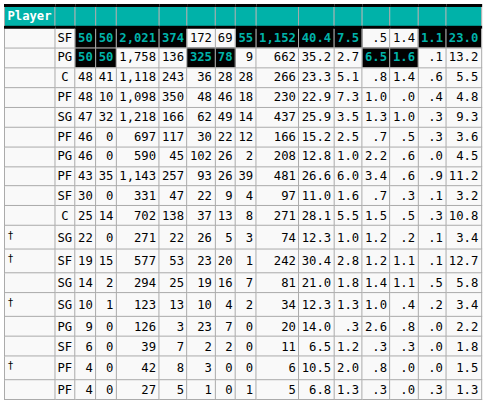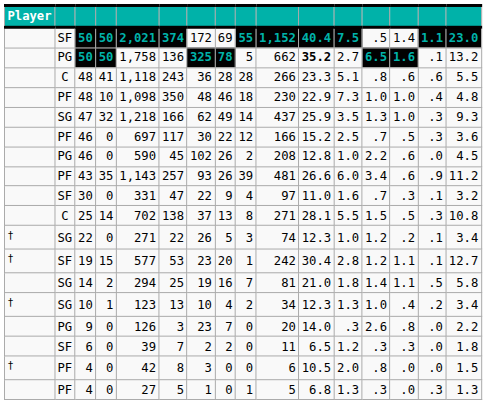(250, 58) 9 -> (250, 58) 5
(316, 58) normal -> (316, 58) bold
(404, 78) 1.4 -> (408, 78) .6
(408, 98) .0 -> (404, 98) 1.0
